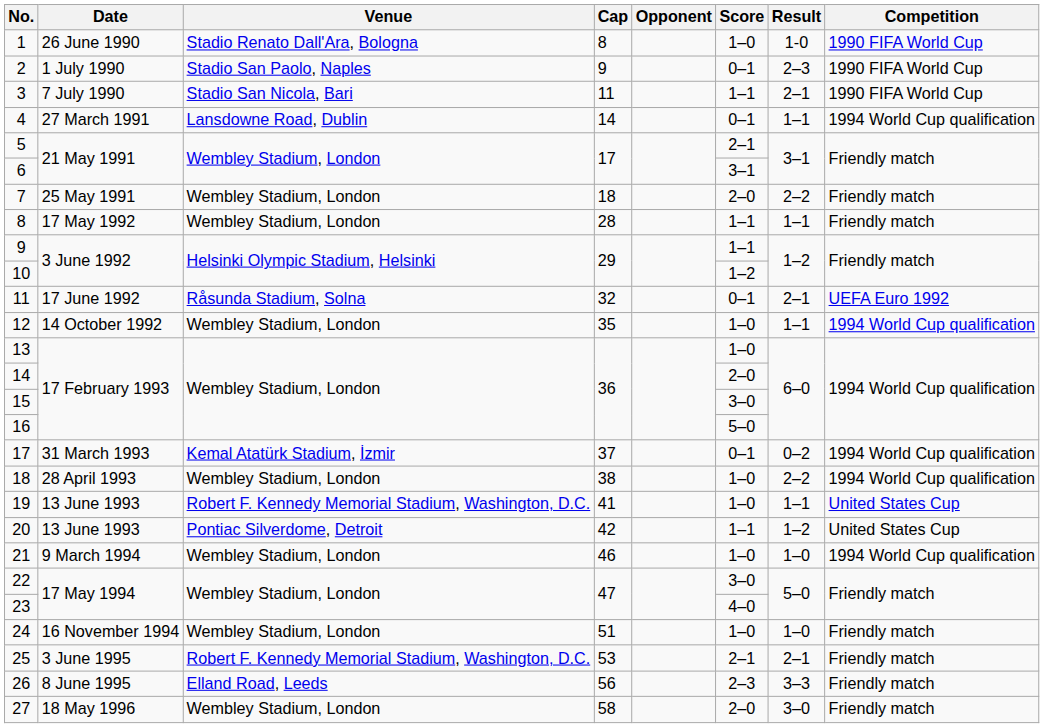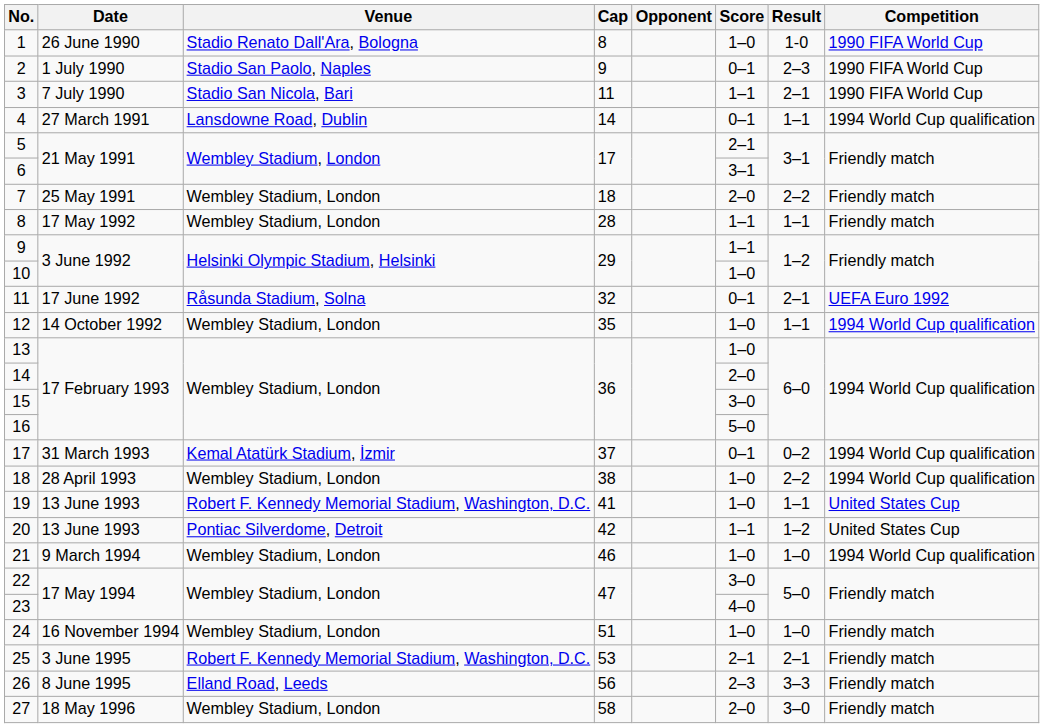(742, 273) 1–2 -> (742, 273) 1–0
